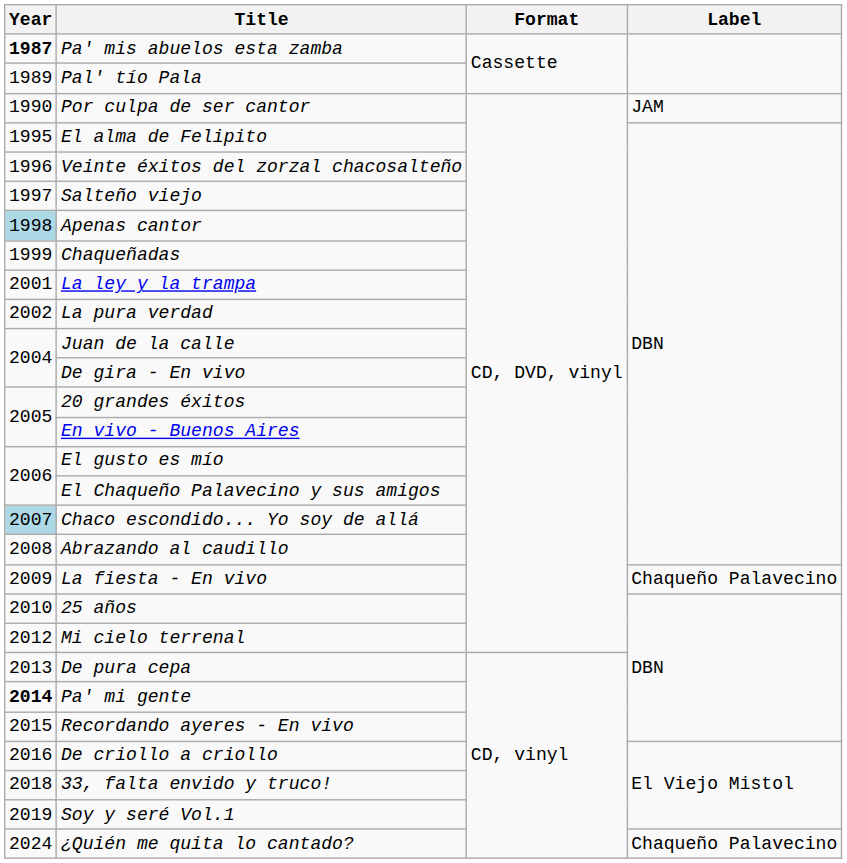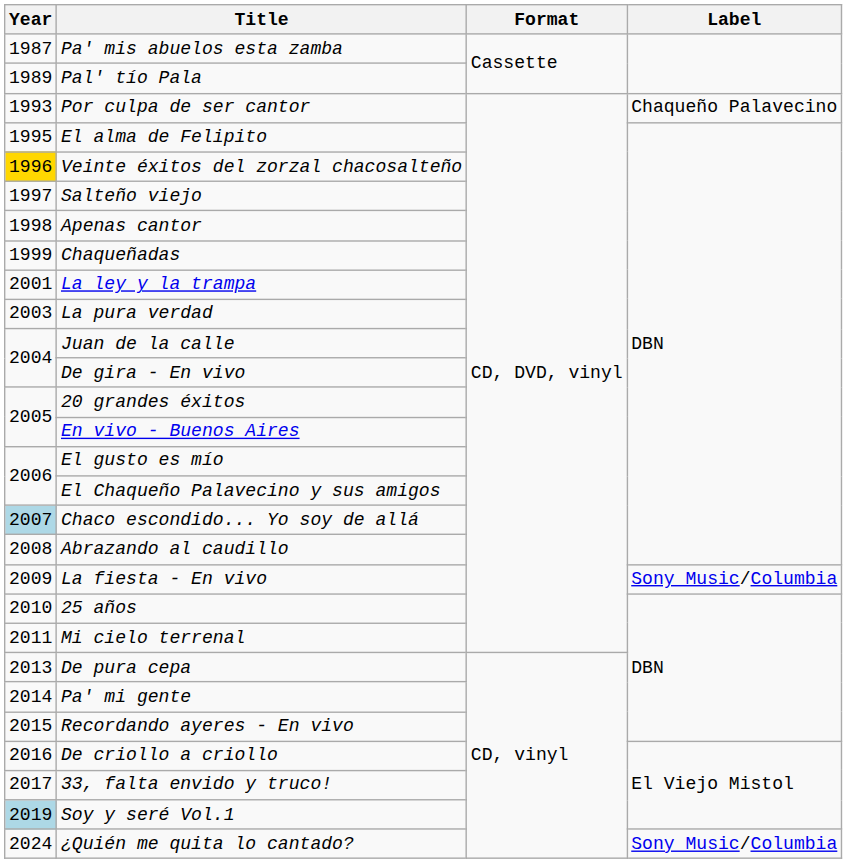(31, 49) bold -> (31, 49) normal
(31, 108) 1990 -> (31, 108) 1993
(648, 108) JAM -> (734, 108) Chaqueño Palavecino
(31, 167) no background -> (31, 167) gold background
(31, 226) lightblue background -> (31, 226) no background
(31, 314) 2002 -> (31, 314) 2003
(734, 579) Chaqueño Palavecino -> (734, 579) Sony Music/Columbia
(31, 638) 2012 -> (31, 638) 2011
(31, 697) bold -> (31, 697) normal
(31, 785) 2018 -> (31, 785) 2017
(31, 815) no background -> (31, 815) lightblue background
(734, 844) Chaqueño Palavecino -> (734, 844) Sony Music/Columbia
